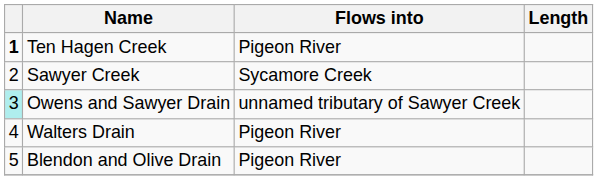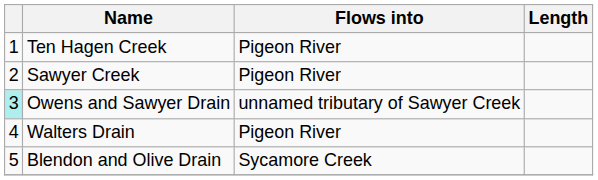(14, 47) bold -> (14, 47) normal
(305, 75) Sycamore Creek -> (290, 75) Pigeon River
(290, 160) Pigeon River -> (305, 160) Sycamore Creek
